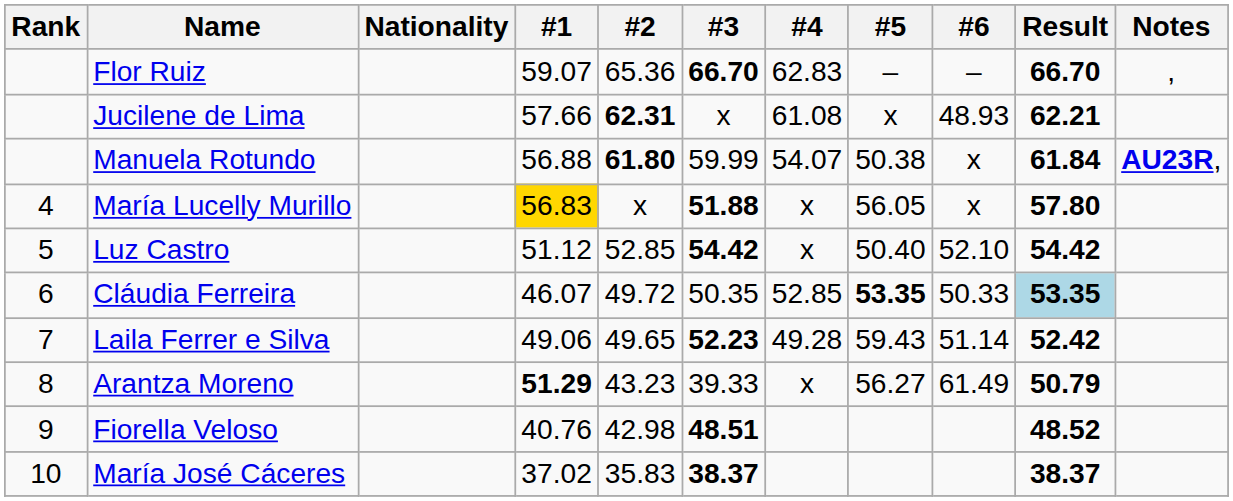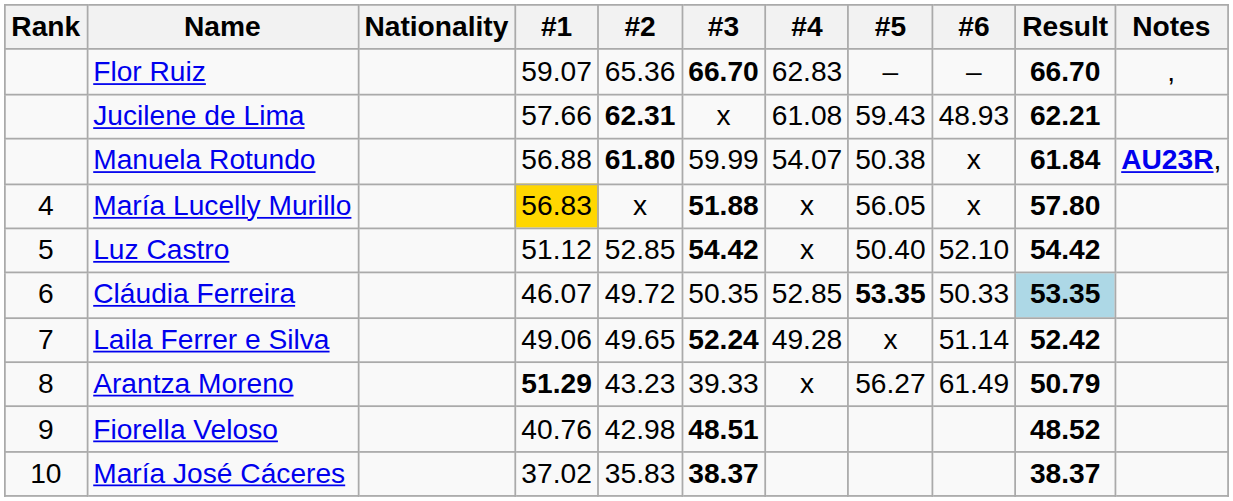(890, 116) x -> (890, 116) 59.43
(724, 339) 52.23 -> (724, 339) 52.24
(890, 339) 59.43 -> (890, 339) x
